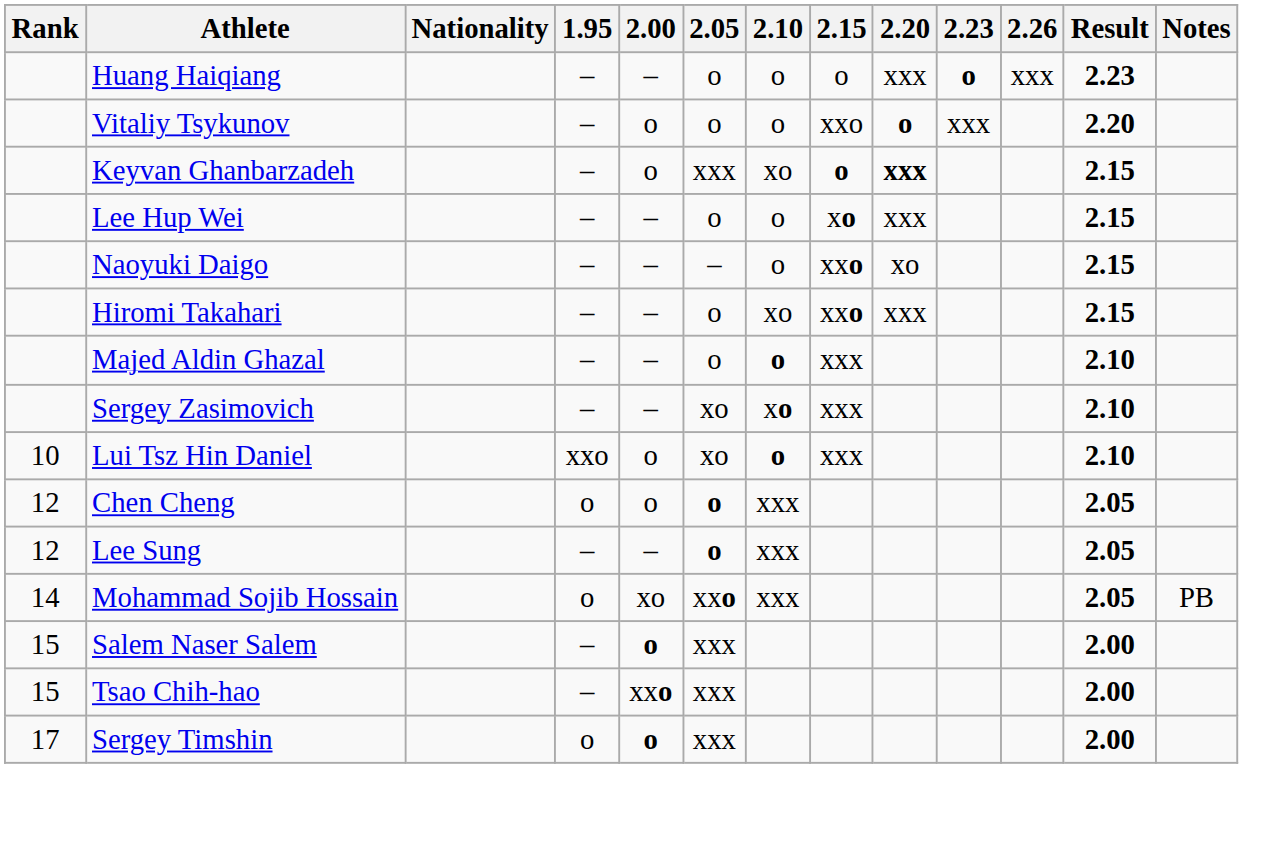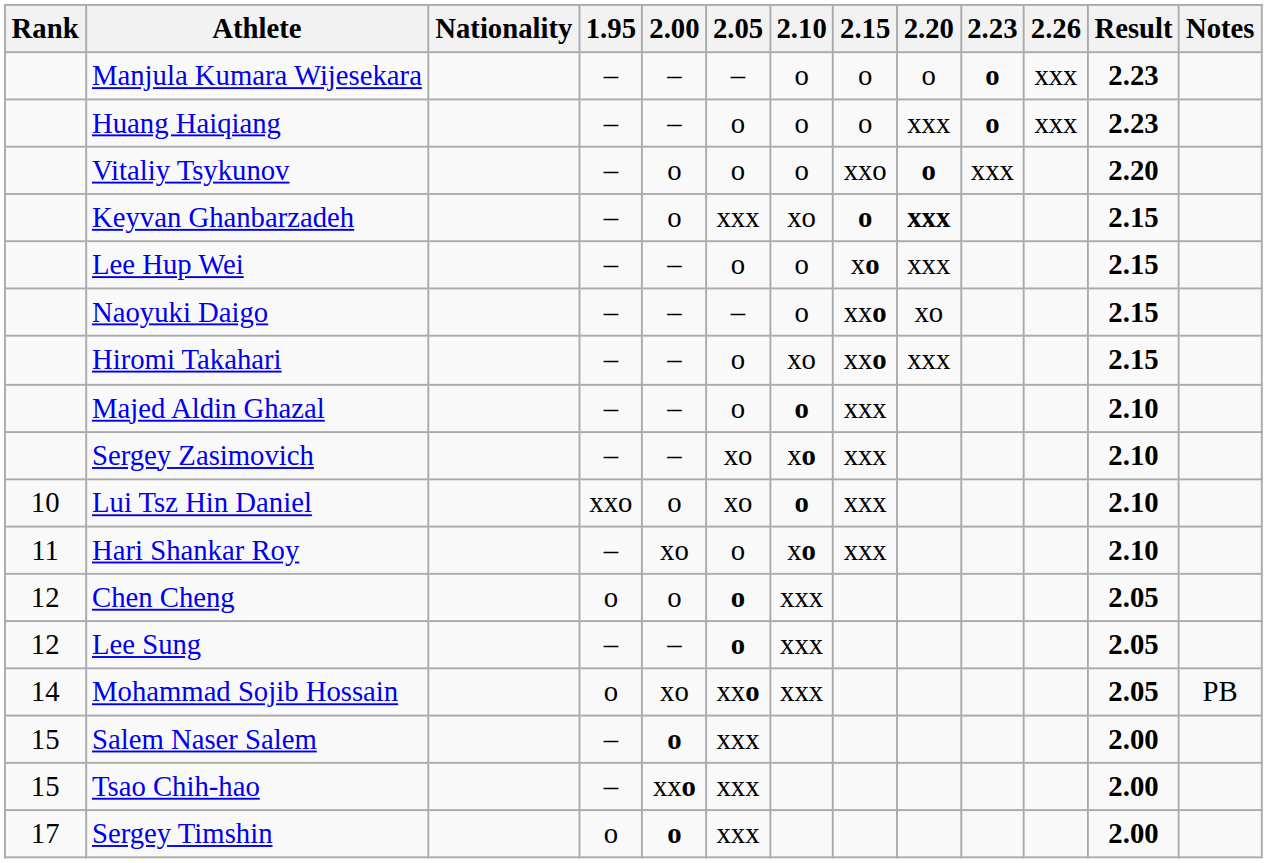+ row: (257, 75)
+ row: (196, 549)
